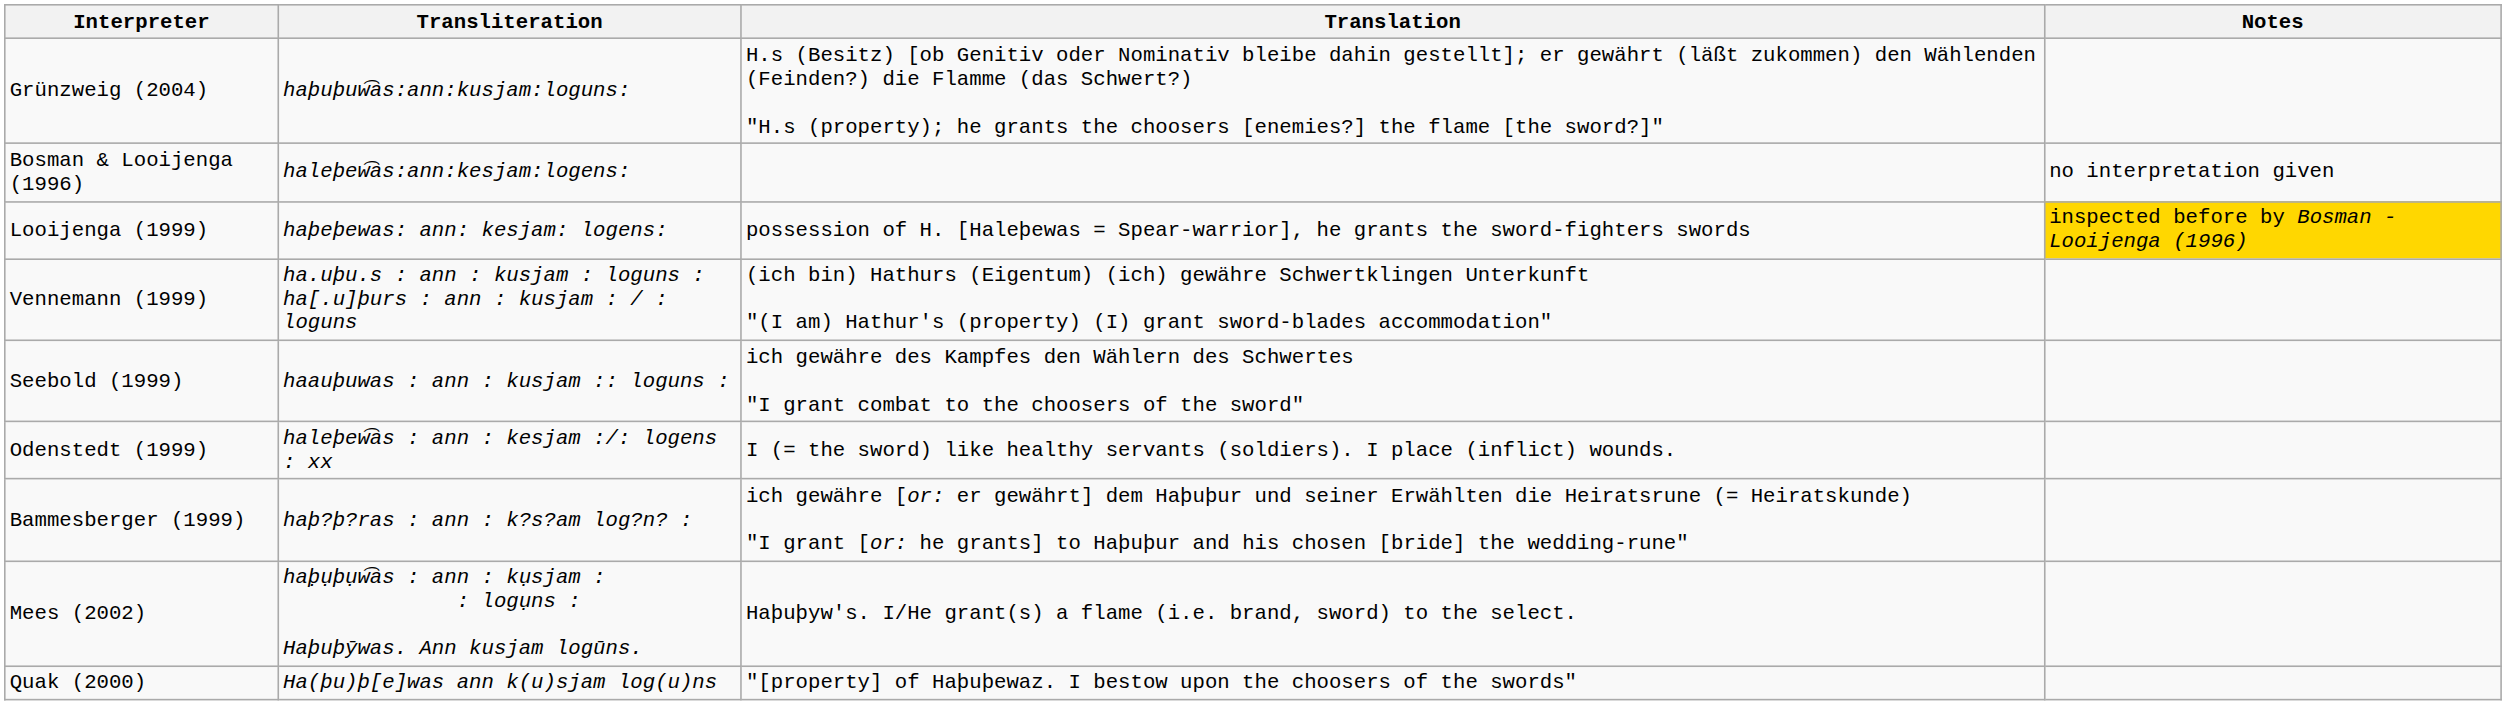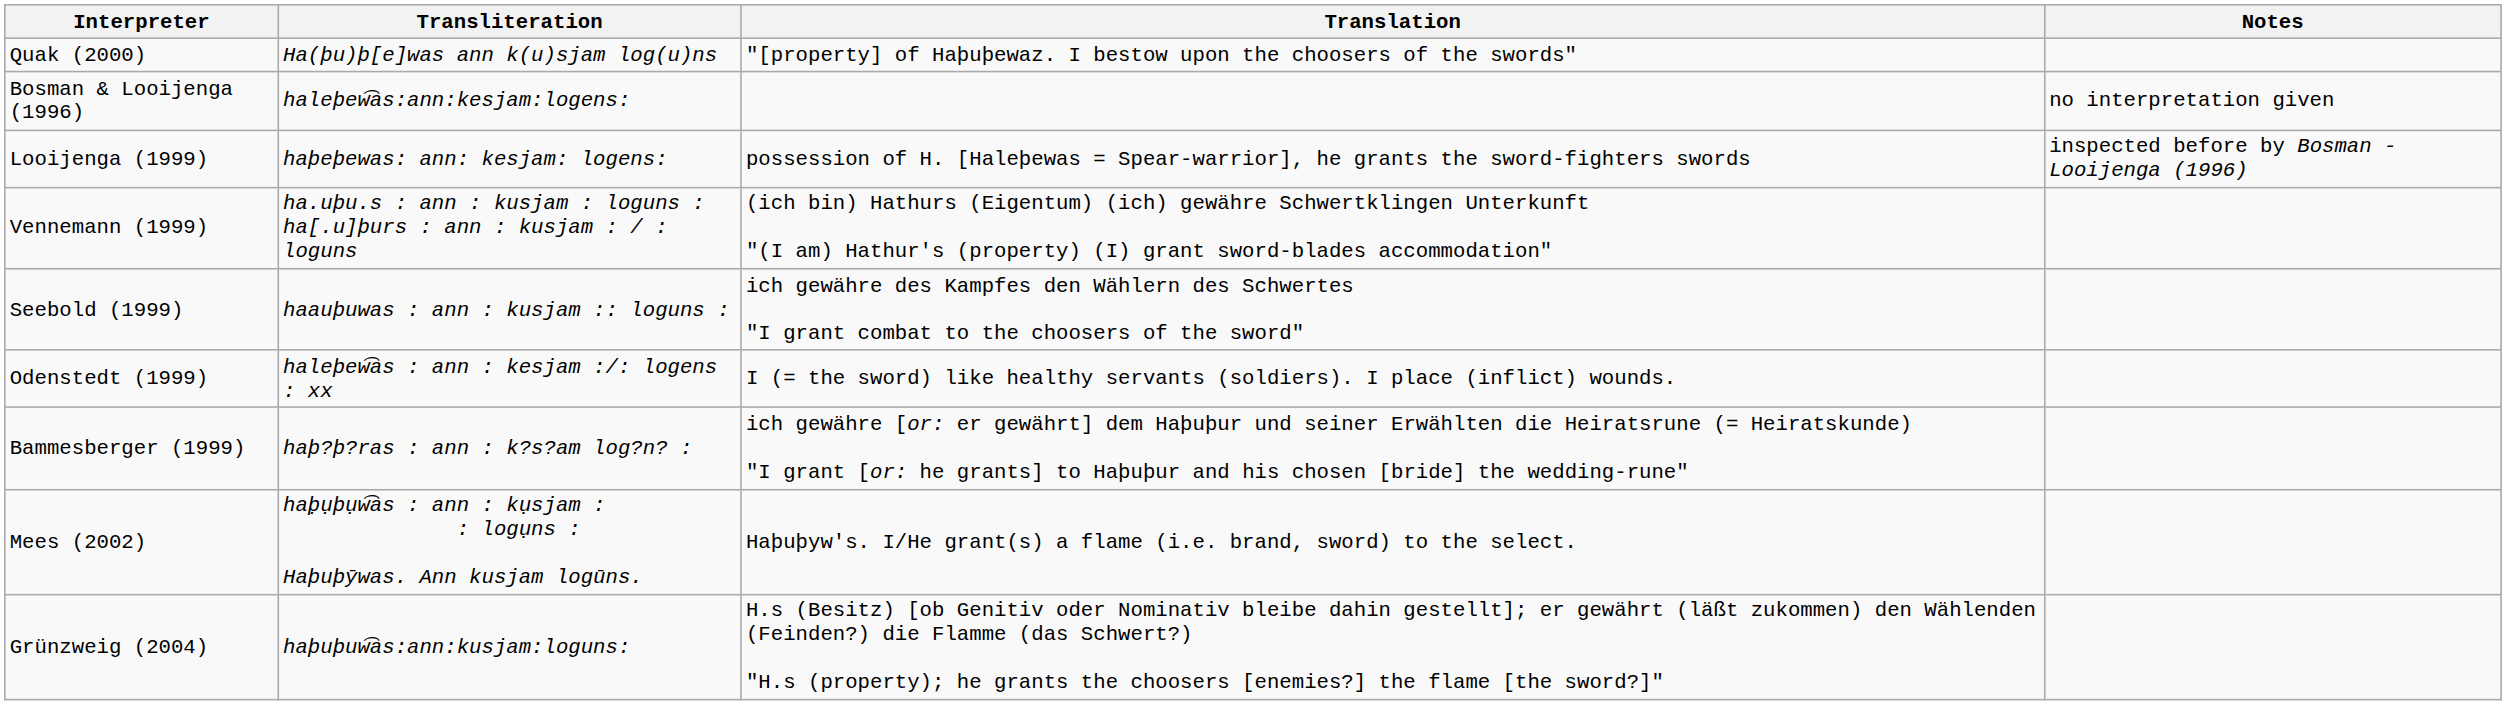rows swapped: (78, 683) <-> (109, 91)
(2223, 230) gold background -> (2223, 158) no background
